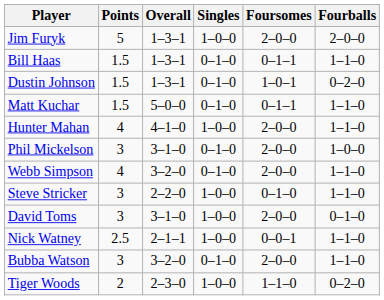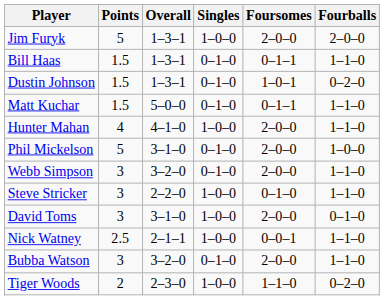(120, 149) 3 -> (120, 149) 5
(120, 171) 4 -> (120, 171) 3
